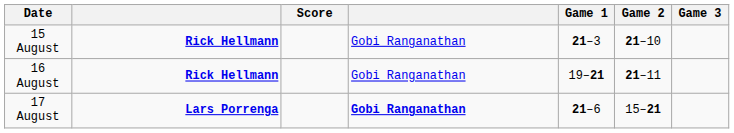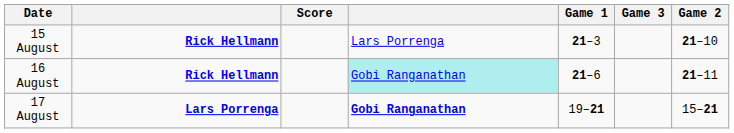columns swapped: (643, 14) <-> (700, 14)
(408, 41) Gobi Ranganathan -> (398, 41) Lars Porrenga
(408, 76) no background -> (408, 76) paleturquoise background
(586, 76) 19–21 -> (586, 76) 21–6
(586, 110) 21–6 -> (586, 110) 19–21
